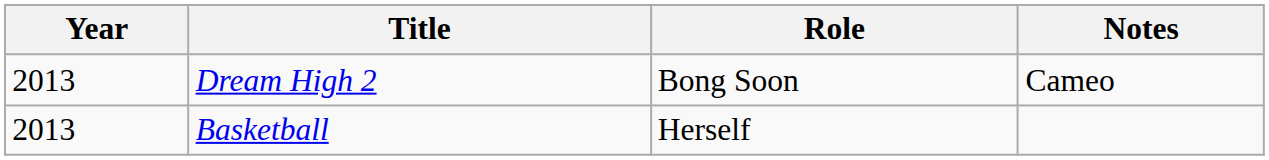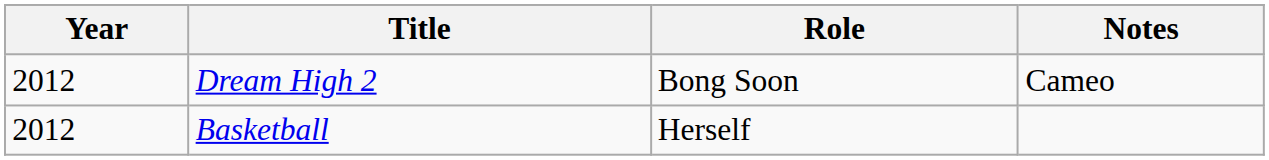(44, 79) 2013 -> (44, 79) 2012
(44, 129) 2013 -> (44, 129) 2012
